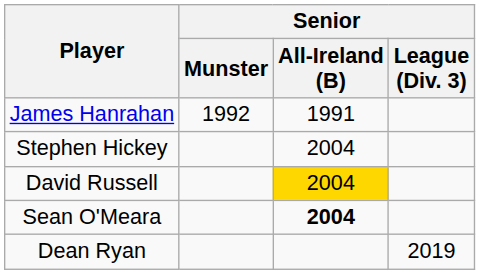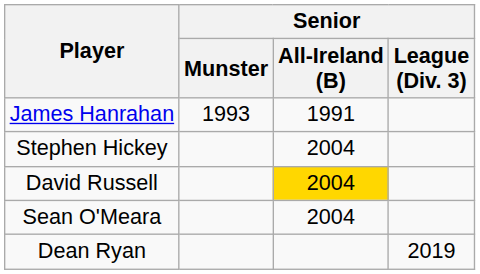(226, 114) 1992 -> (226, 114) 1993
(331, 217) bold -> (331, 217) normal
